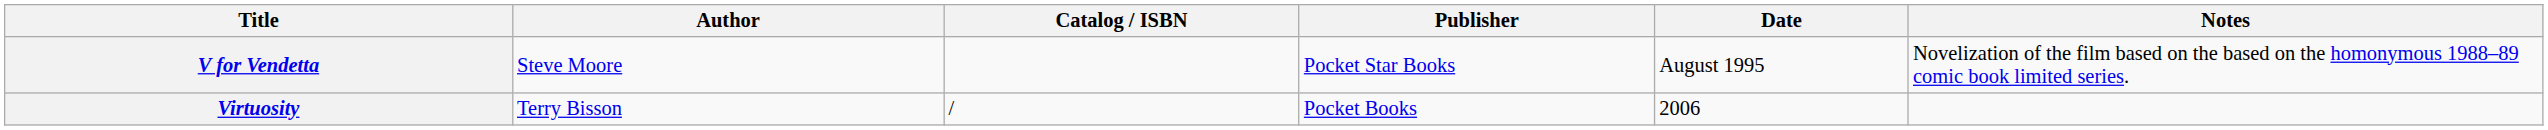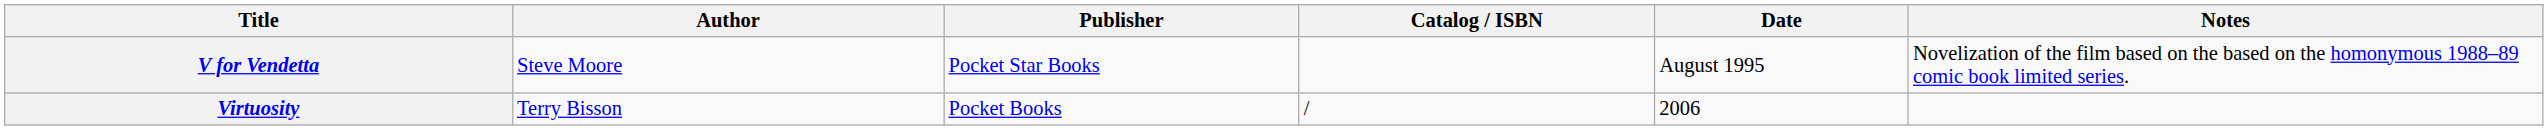columns swapped: (1121, 20) <-> (1477, 20)
